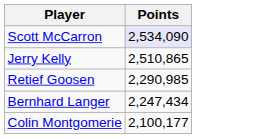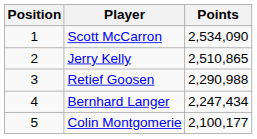+ column: (34, 15)
(158, 36) lavender background -> (218, 36) no background
(158, 79) 2,290,985 -> (218, 79) 2,290,988
